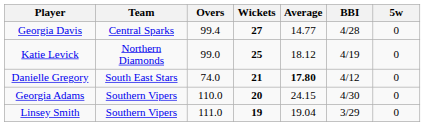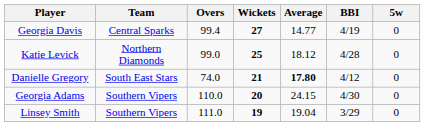(350, 30) 4/28 -> (350, 30) 4/19
(350, 54) 4/19 -> (350, 54) 4/28
